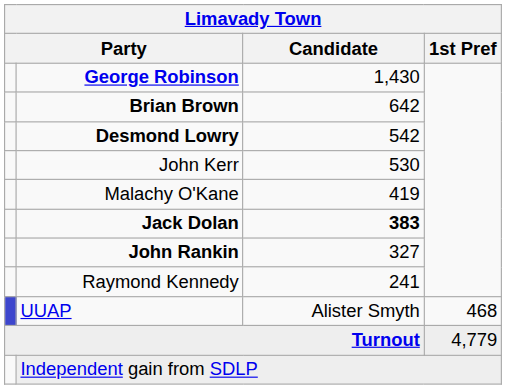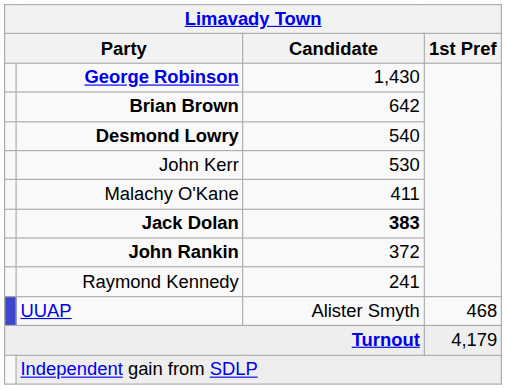(404, 135) 542 -> (404, 135) 540
(404, 194) 419 -> (405, 194) 411
(404, 252) 327 -> (404, 252) 372
(474, 340) 4,779 -> (474, 340) 4,179
